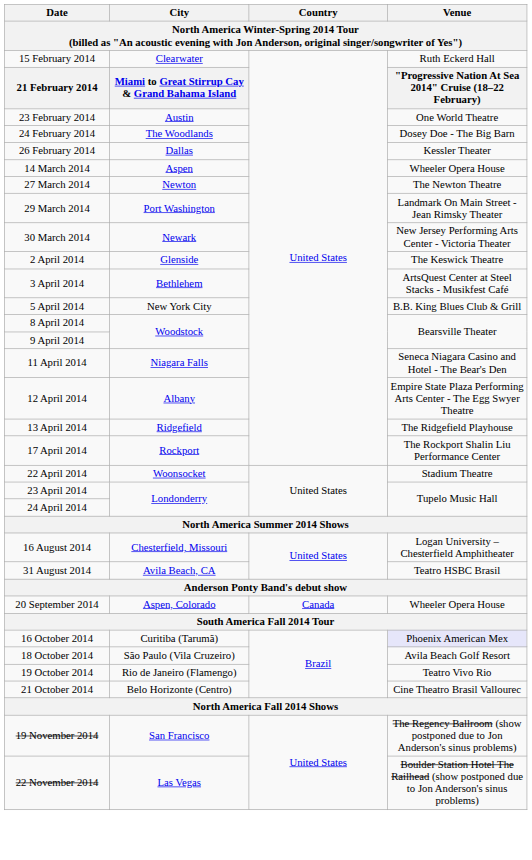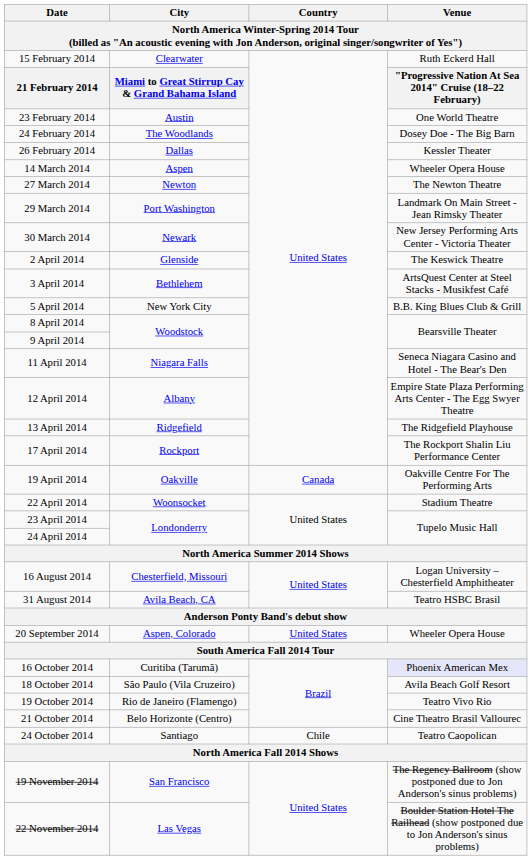+ row: (57, 479)
(318, 604) Canada -> (318, 633) United States
+ row: (57, 735)
